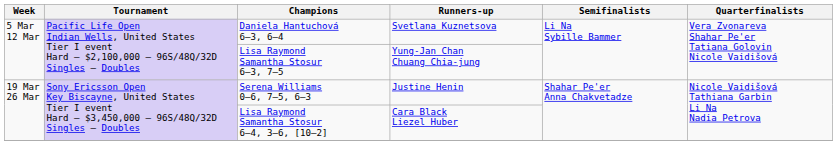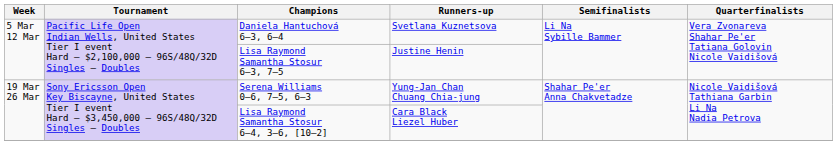(436, 57) Yung-Jan Chan Chuang Chia-jung -> (428, 52) Justine Henin
(428, 87) Justine Henin -> (436, 93) Yung-Jan Chan Chuang Chia-jung
